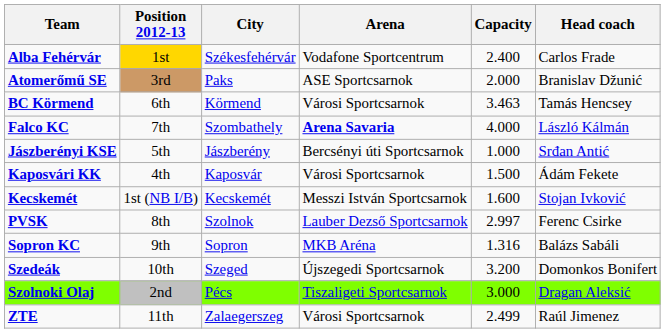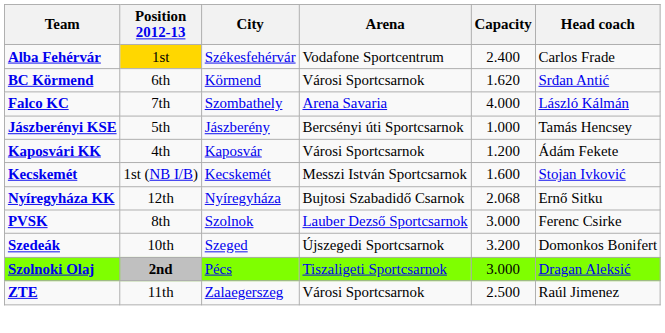- row: (57, 80)
(503, 103) 3.463 -> (503, 80) 1.620
(585, 103) Tamás Hencsey -> (574, 80) Srđan Antić
(348, 127) bold -> (345, 103) normal
(574, 151) Srđan Antić -> (585, 127) Tamás Hencsey
(503, 174) 1.500 -> (503, 151) 1.200
+ row: (61, 198)
(503, 221) 2.997 -> (503, 221) 3.000
- row: (44, 245)
(161, 292) normal -> (161, 269) bold
(503, 316) 2.499 -> (503, 292) 2.500
